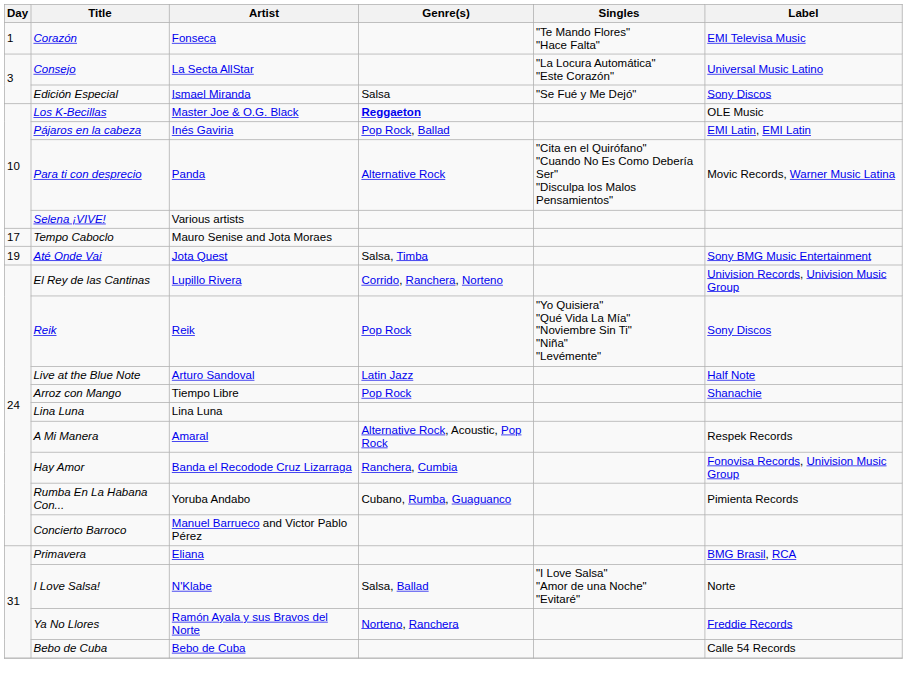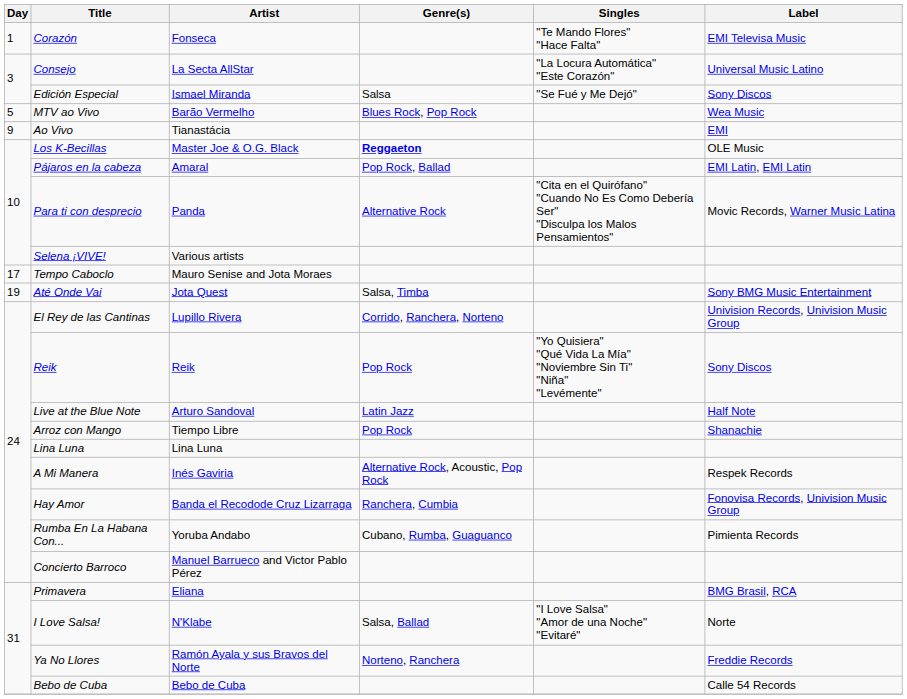+ row: (66, 112)
+ row: (53, 130)
(203, 130) Inés Gaviria -> (190, 167) Amaral
(190, 436) Amaral -> (202, 473) Inés Gaviria
